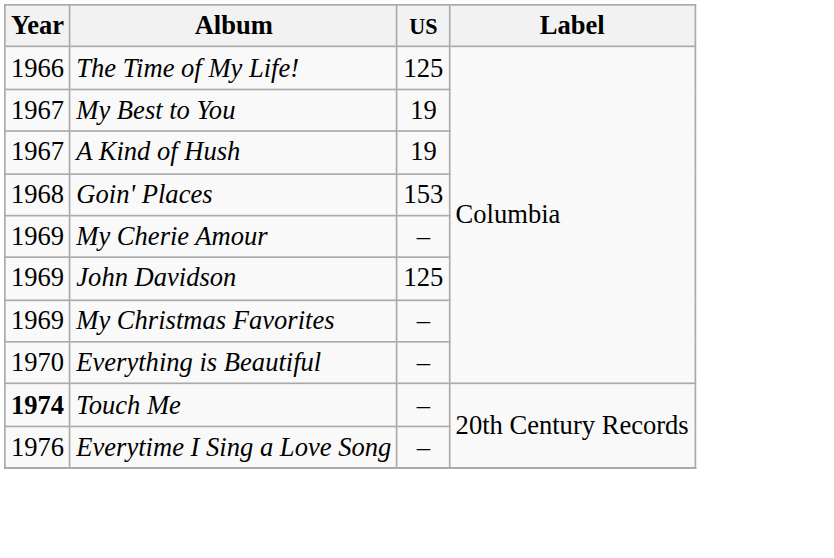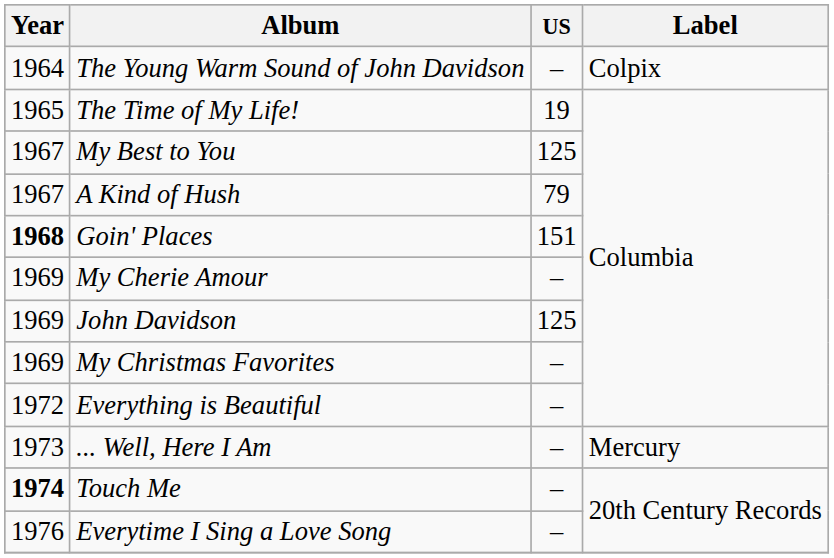+ row: (300, 67)
(38, 67) 1966 -> (38, 109) 1965
(423, 67) 125 -> (557, 109) 19
(423, 109) 19 -> (557, 151) 125
(423, 151) 19 -> (557, 194) 79
(38, 194) normal -> (38, 236) bold
(423, 194) 153 -> (557, 236) 151
(38, 362) 1970 -> (38, 404) 1972
+ row: (174, 446)
